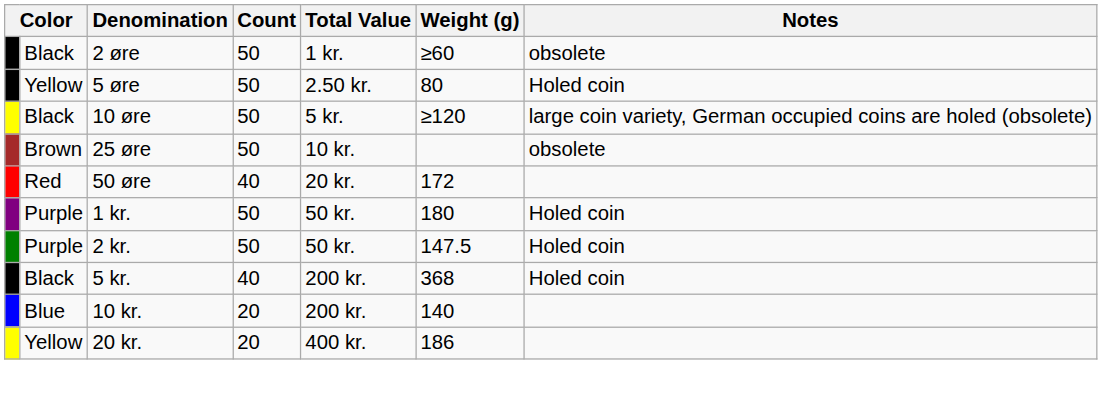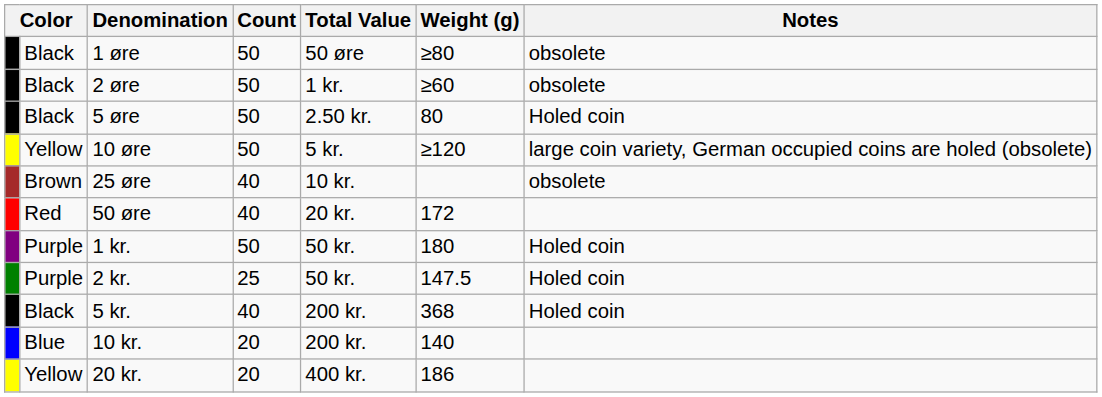+ row: (116, 52)
(53, 85) Yellow -> (49, 117) Black
(49, 117) Black -> (53, 149) Yellow
(249, 149) 50 -> (249, 181) 40
(249, 246) 50 -> (249, 278) 25
